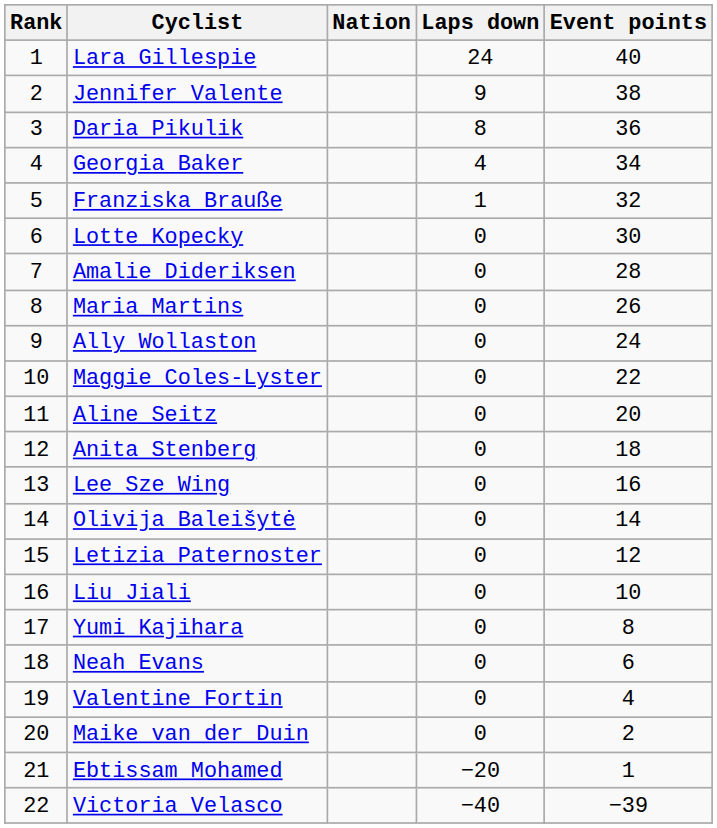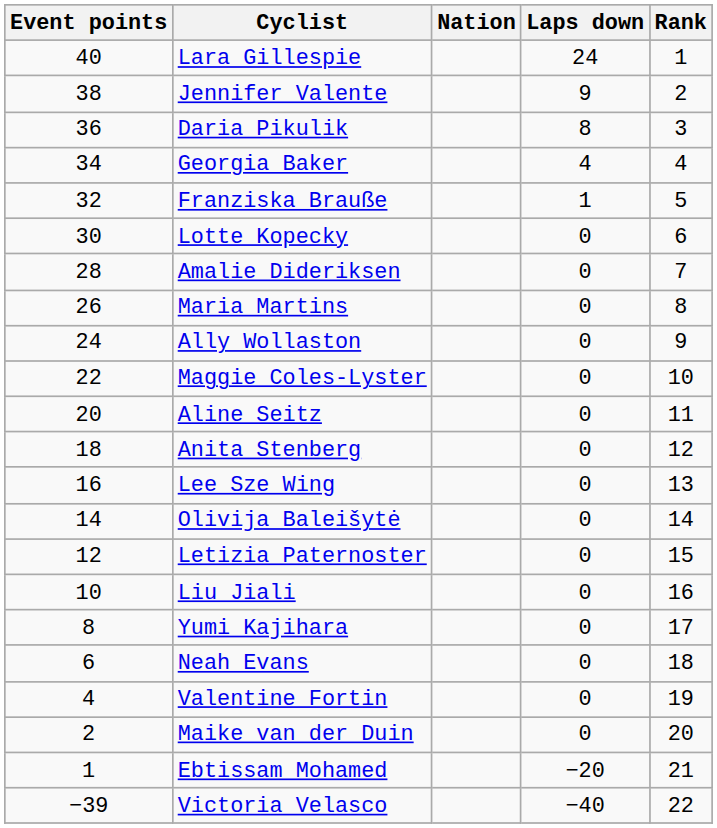columns swapped: (36, 23) <-> (628, 23)
